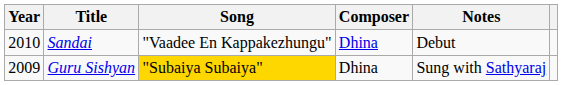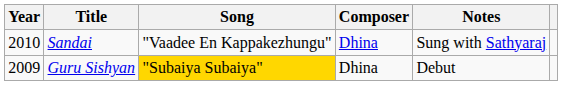(436, 42) Debut -> (481, 42) Sung with Sathyaraj
(481, 67) Sung with Sathyaraj -> (436, 67) Debut
